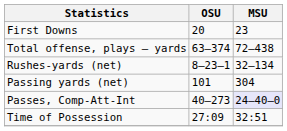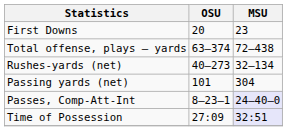(211, 65) 8–23–1 -> (211, 65) 40–273
(211, 100) 40–273 -> (211, 100) 8–23–1
(251, 117) no background -> (251, 117) lavender background
